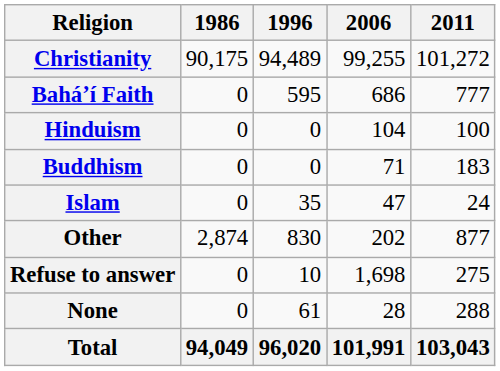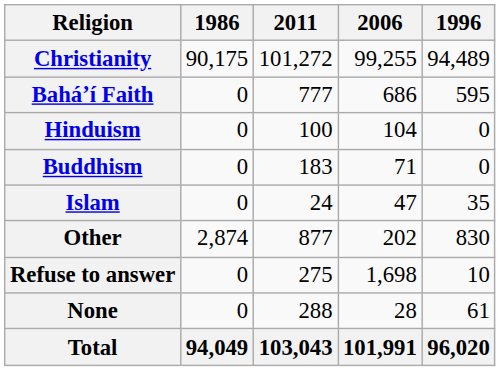columns swapped: (290, 22) <-> (453, 22)
